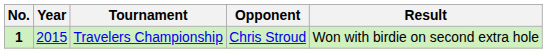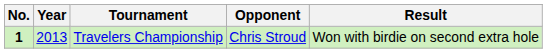(52, 37) 2015 -> (52, 37) 2013
